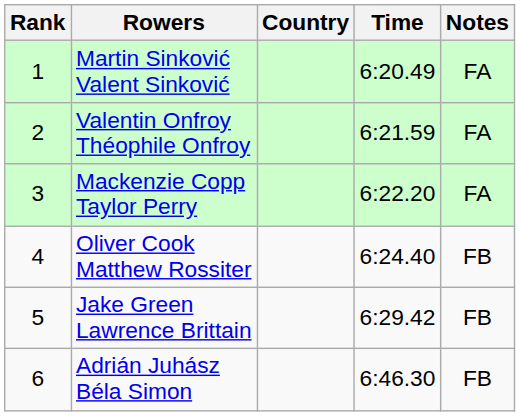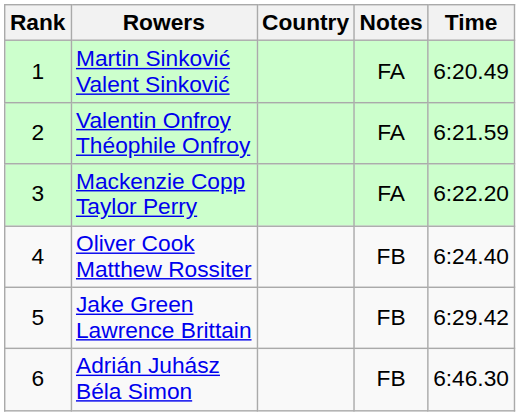columns swapped: (397, 22) <-> (477, 22)
